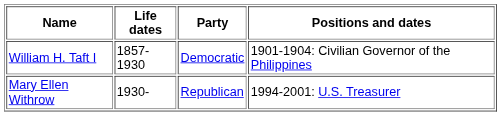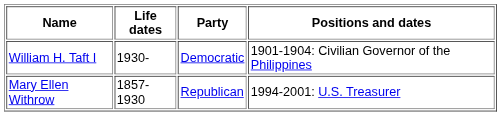(133, 57) 1857-1930 -> (133, 57) 1930-
(133, 92) 1930- -> (133, 92) 1857-1930
